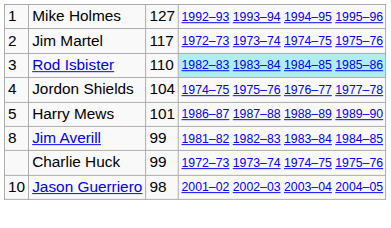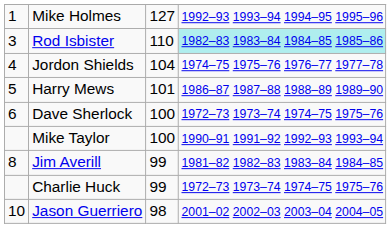- row: (68, 41)
+ row: (82, 114)
+ row: (71, 138)
